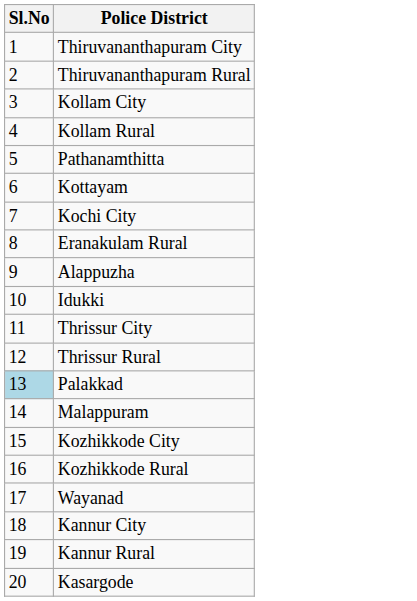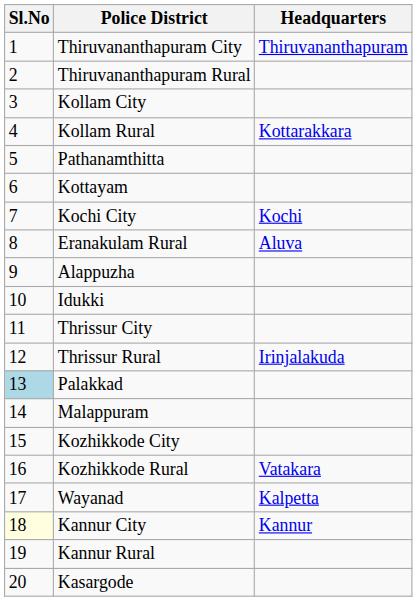+ column: (333, 18)
(18, 525) no background -> (18, 525) lightyellow background
